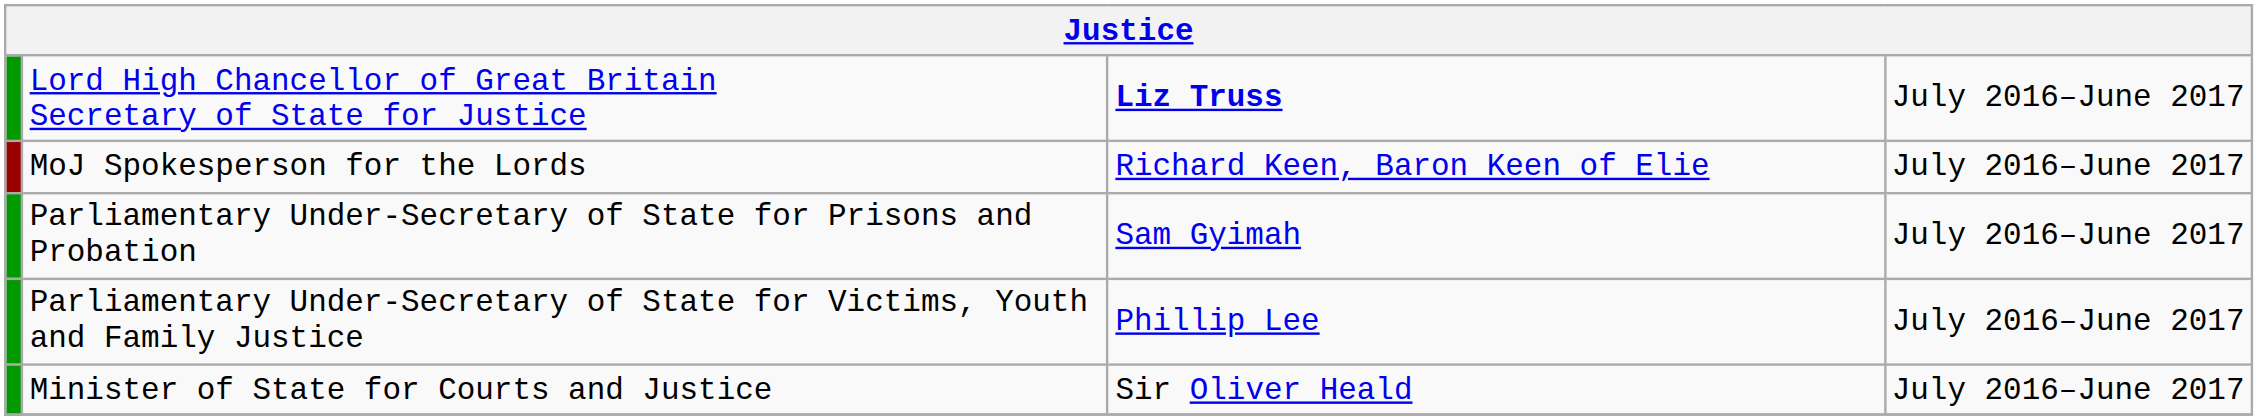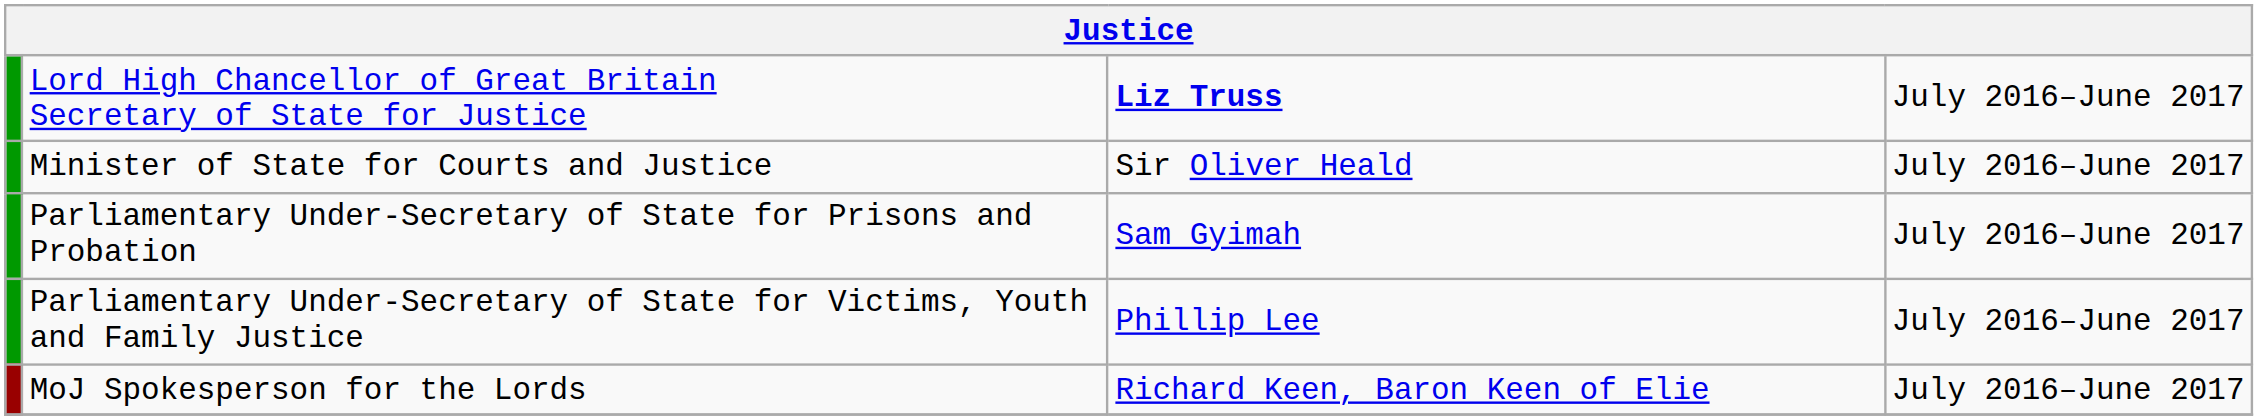rows swapped: (401, 390) <-> (308, 167)
